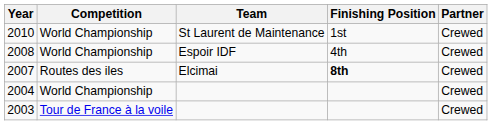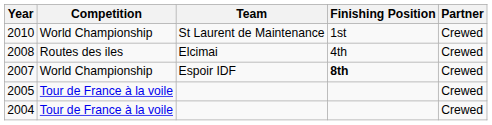(96, 52) World Championship -> (81, 52) Routes des iles
(207, 52) Espoir IDF -> (198, 52) Elcimai
(81, 71) Routes des iles -> (96, 71) World Championship
(198, 71) Elcimai -> (207, 71) Espoir IDF
+ row: (21, 91)
(96, 91) World Championship -> (106, 110) Tour de France à la voile
- row: (21, 110)
